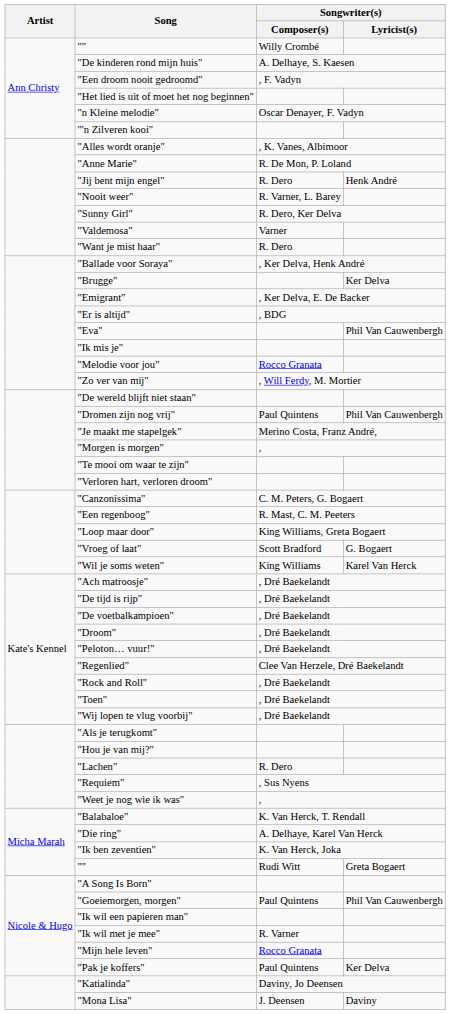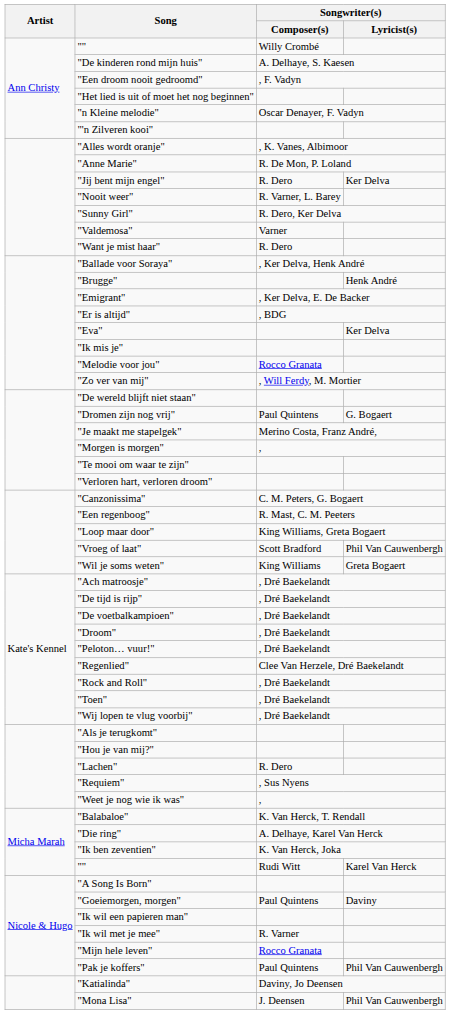(371, 180) Henk André -> (368, 180) Ker Delva
(368, 280) Ker Delva -> (371, 280) Henk André
(394, 331) Phil Van Cauwenbergh -> (368, 331) Ker Delva
(394, 414) Phil Van Cauwenbergh -> (369, 414) G. Bogaert
(369, 548) G. Bogaert -> (394, 548) Phil Van Cauwenbergh
(381, 565) Karel Van Herck -> (375, 565) Greta Bogaert
(375, 866) Greta Bogaert -> (381, 866) Karel Van Herck
(394, 900) Phil Van Cauwenbergh -> (361, 900) Daviny
(368, 967) Ker Delva -> (394, 967) Phil Van Cauwenbergh
(361, 1000) Daviny -> (394, 1000) Phil Van Cauwenbergh
